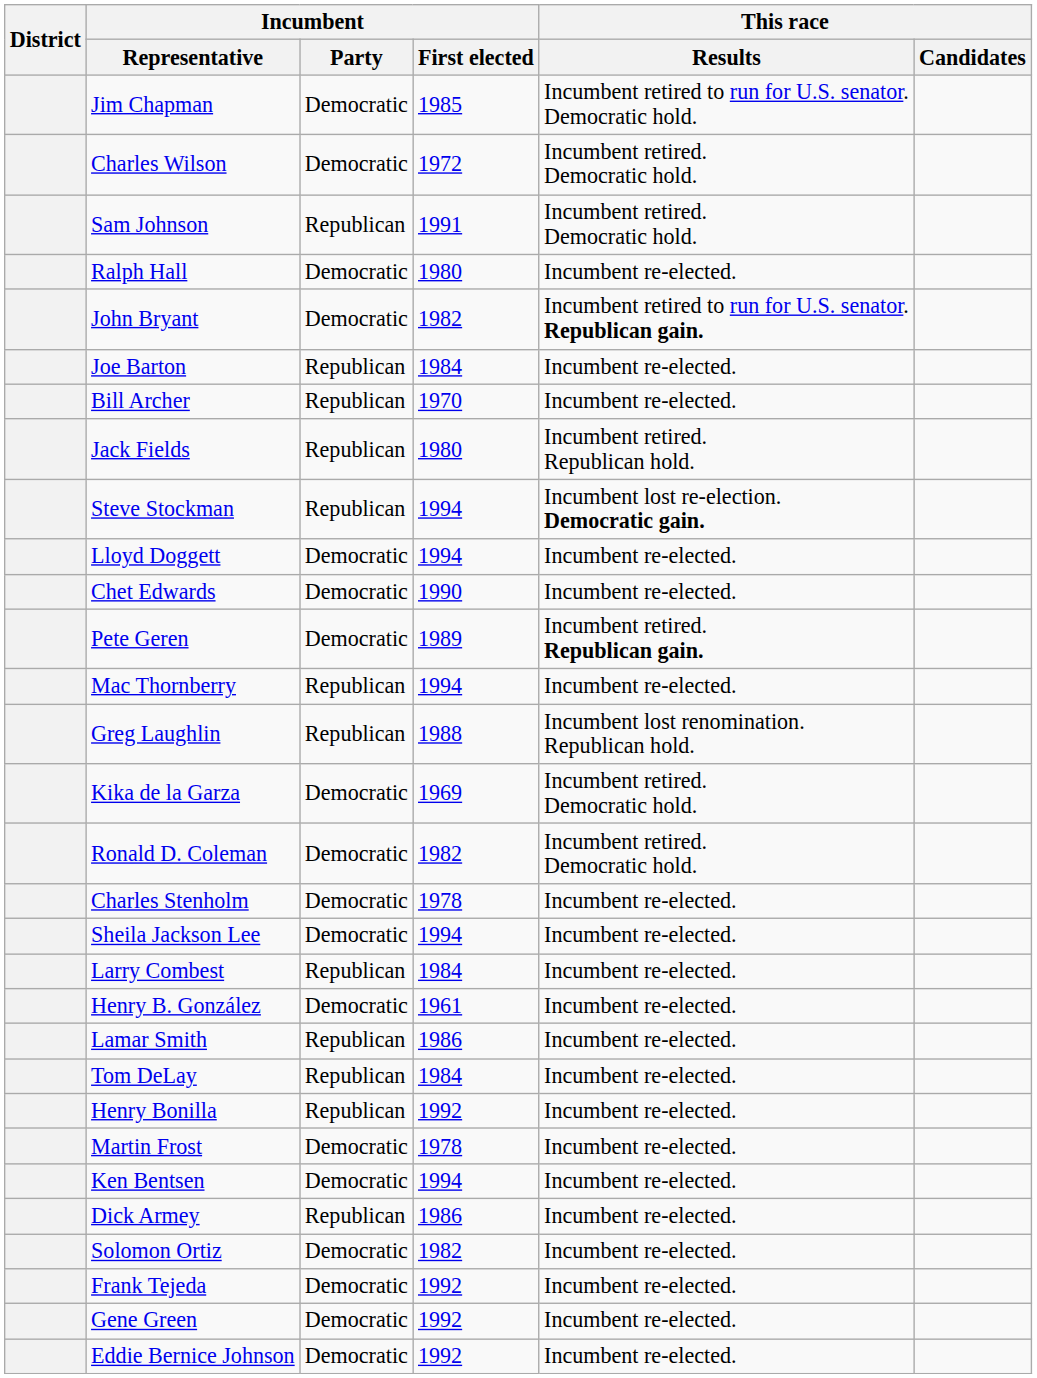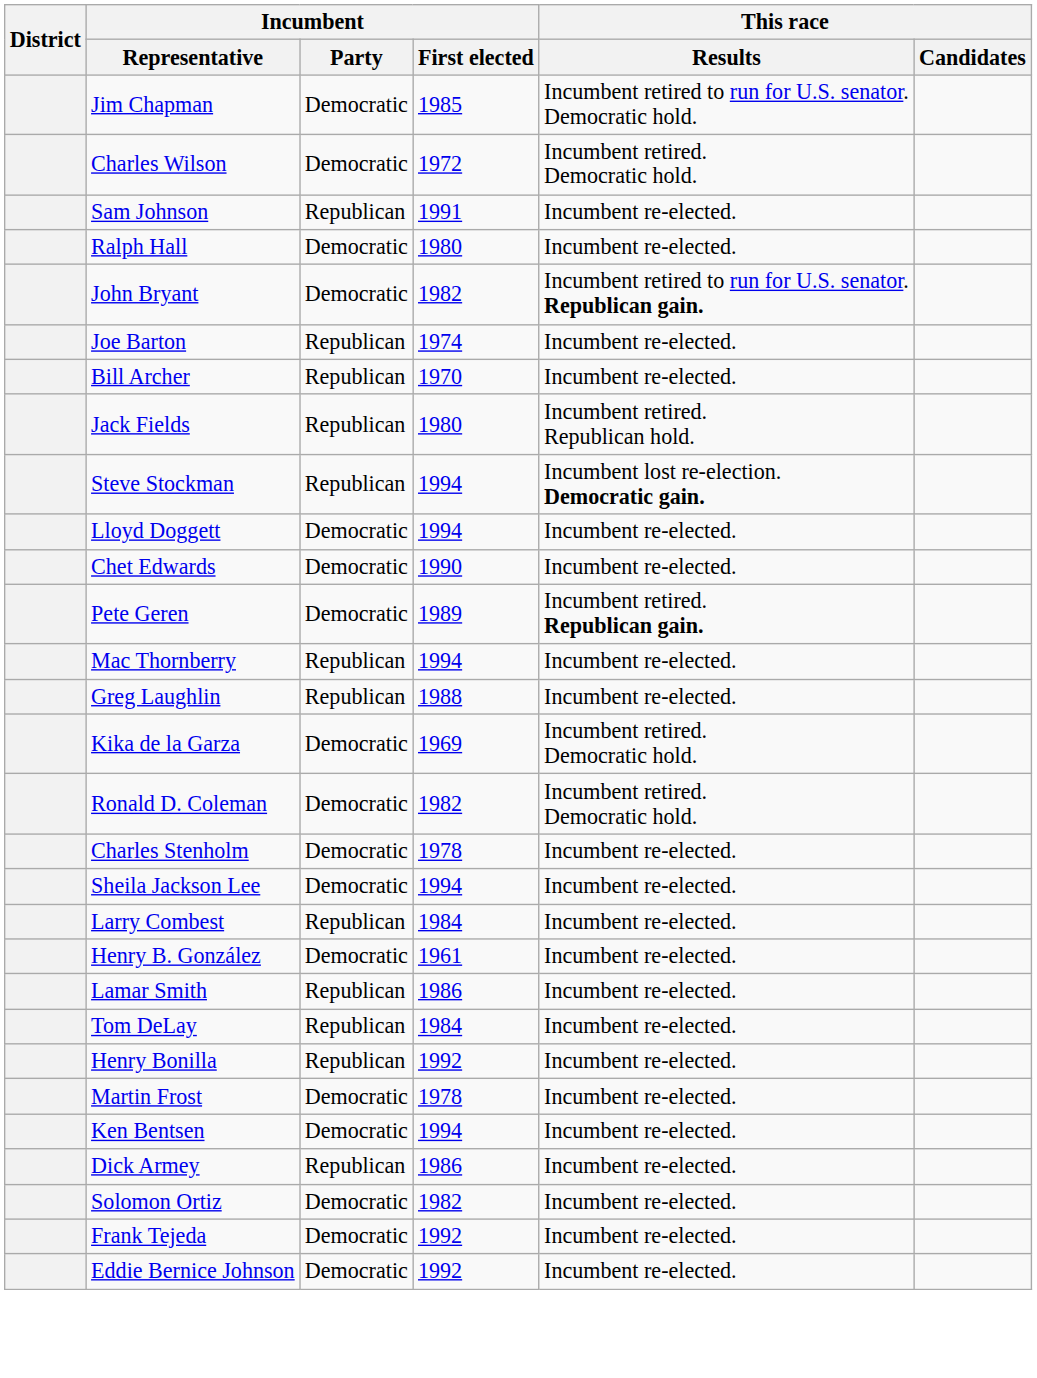(626, 224) Incumbent retired. Democratic hold. -> (640, 211) Incumbent re-elected.
(440, 366) 1984 -> (440, 341) 1974
(674, 733) Incumbent lost renomination. Republican hold. -> (640, 696) Incumbent re-elected.
- row: (144, 1320)
